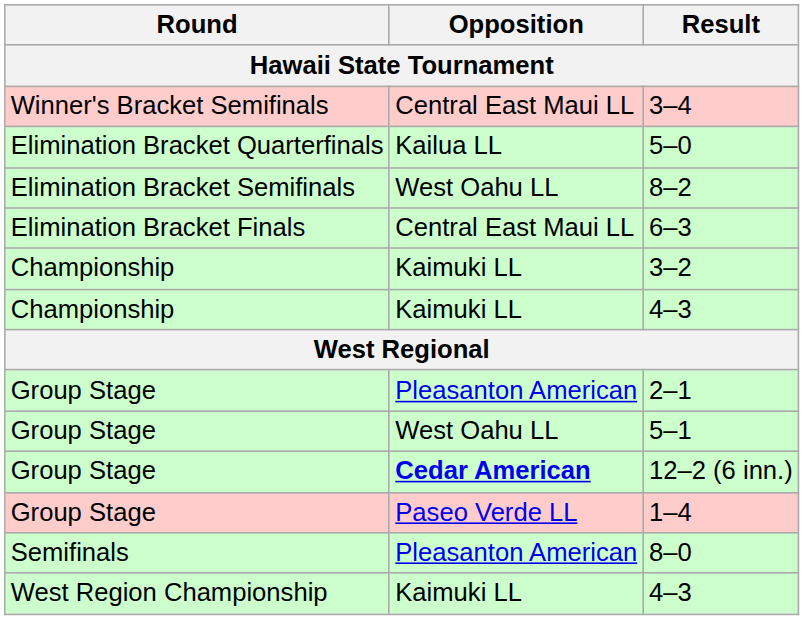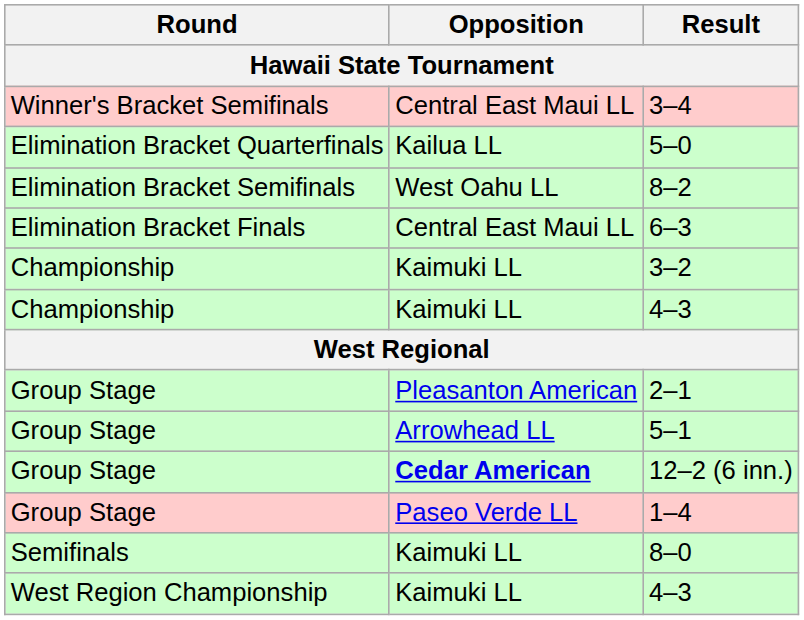(477, 430) West Oahu LL -> (475, 430) Arrowhead LL
(516, 552) Pleasanton American -> (459, 552) Kaimuki LL
